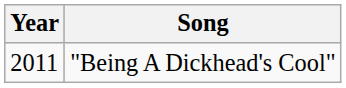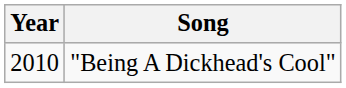(34, 62) 2011 -> (35, 62) 2010
